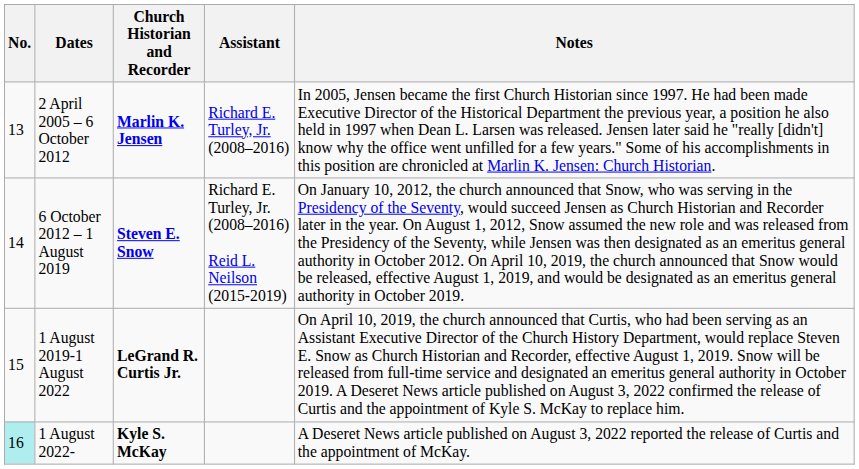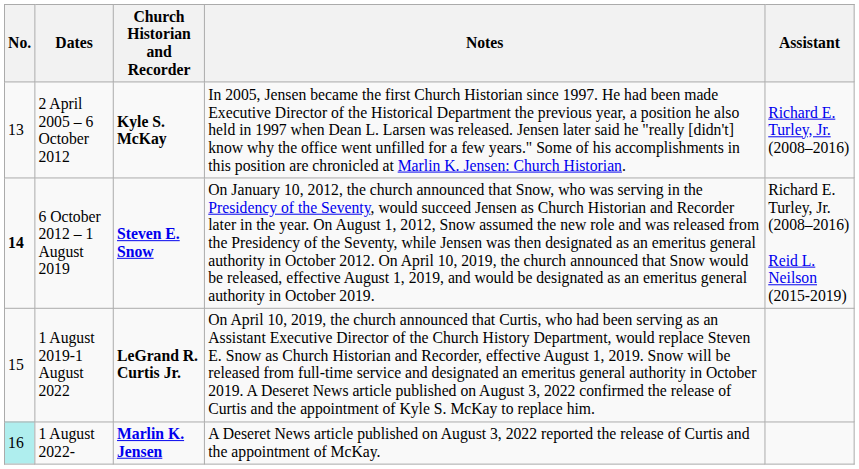columns swapped: (249, 43) <-> (574, 43)
(151, 130) Marlin K. Jensen -> (142, 130) Kyle S. McKay
(16, 243) normal -> (16, 243) bold
(142, 442) Kyle S. McKay -> (151, 442) Marlin K. Jensen
